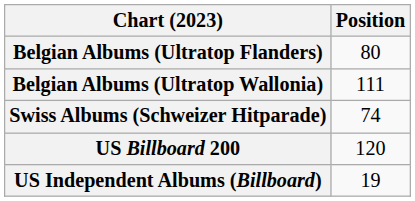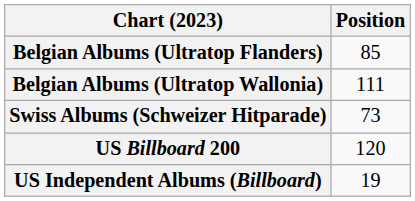(370, 52) 80 -> (370, 52) 85
(370, 116) 74 -> (370, 116) 73
